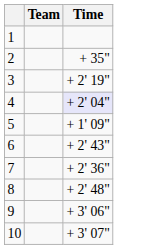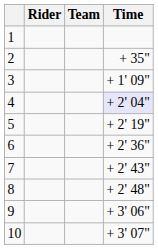+ column: (45, 15)
(88, 80) + 2' 19" -> (128, 80) + 1' 09"
(88, 124) + 1' 09" -> (128, 124) + 2' 19"
(88, 146) + 2' 43" -> (128, 146) + 2' 36"
(88, 168) + 2' 36" -> (128, 168) + 2' 43"
